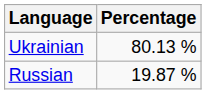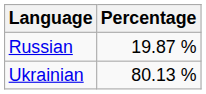rows swapped: (46, 46) <-> (41, 74)
